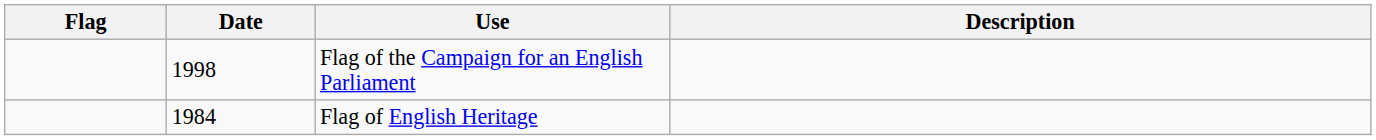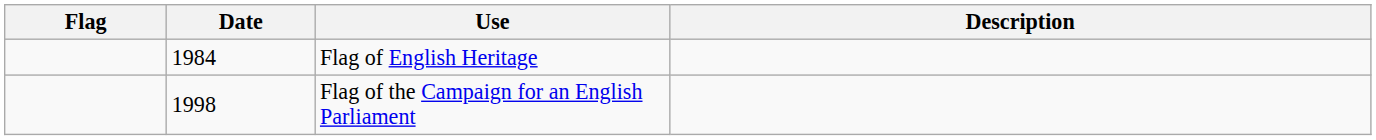rows swapped: (481, 69) <-> (429, 116)
